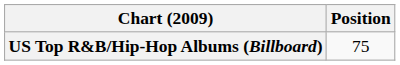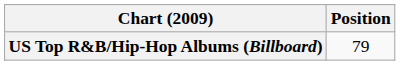(361, 45) 75 -> (361, 45) 79
